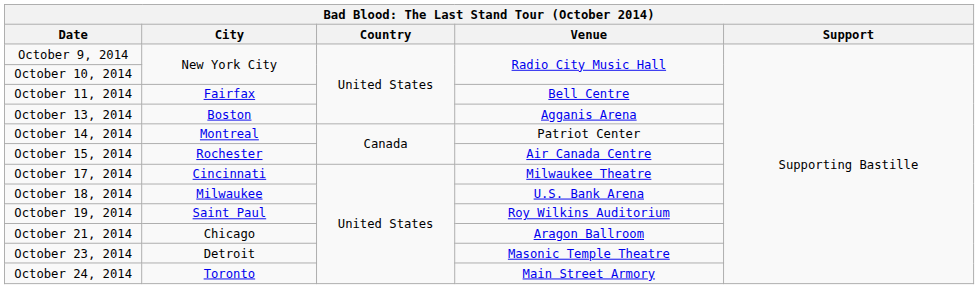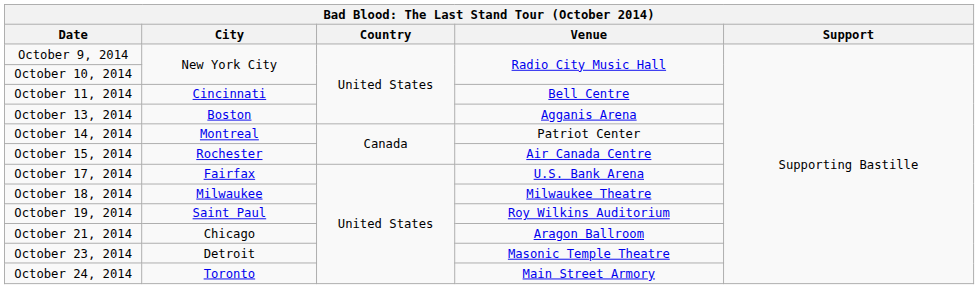(229, 94) Fairfax -> (229, 94) Cincinnati
(229, 174) Cincinnati -> (229, 174) Fairfax
(589, 174) Milwaukee Theatre -> (589, 174) U.S. Bank Arena
(589, 194) U.S. Bank Arena -> (589, 194) Milwaukee Theatre
